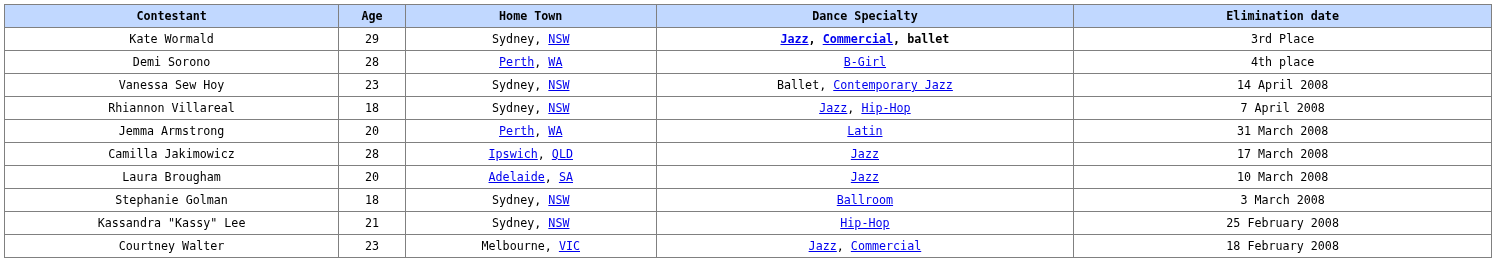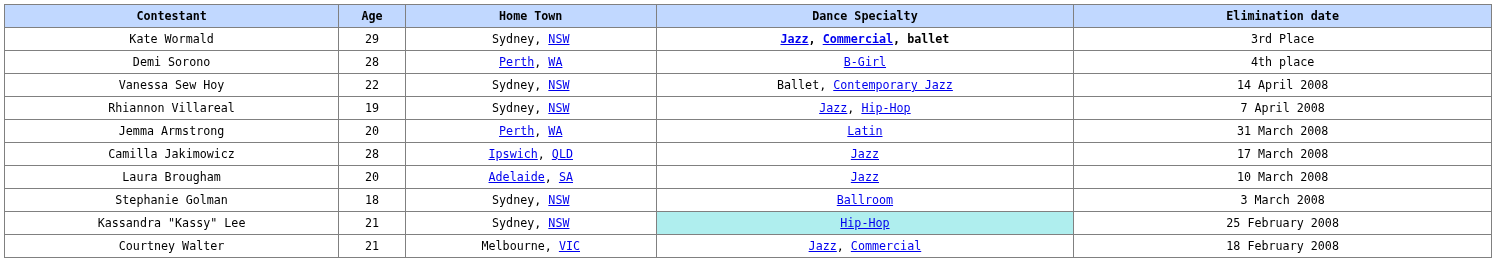(372, 85) 23 -> (372, 85) 22
(372, 108) 18 -> (372, 108) 19
(865, 223) no background -> (865, 223) paleturquoise background
(372, 246) 23 -> (372, 246) 21
